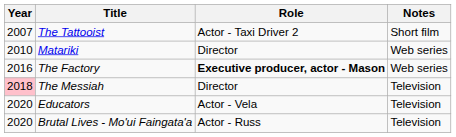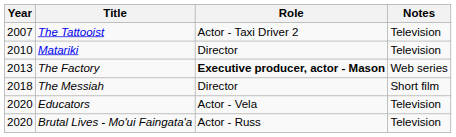(415, 31) Short film -> (416, 31) Television
(419, 50) Web series -> (416, 50) Television
(20, 68) 2016 -> (20, 68) 2013
(20, 86) pink background -> (20, 86) no background
(416, 86) Television -> (415, 86) Short film
